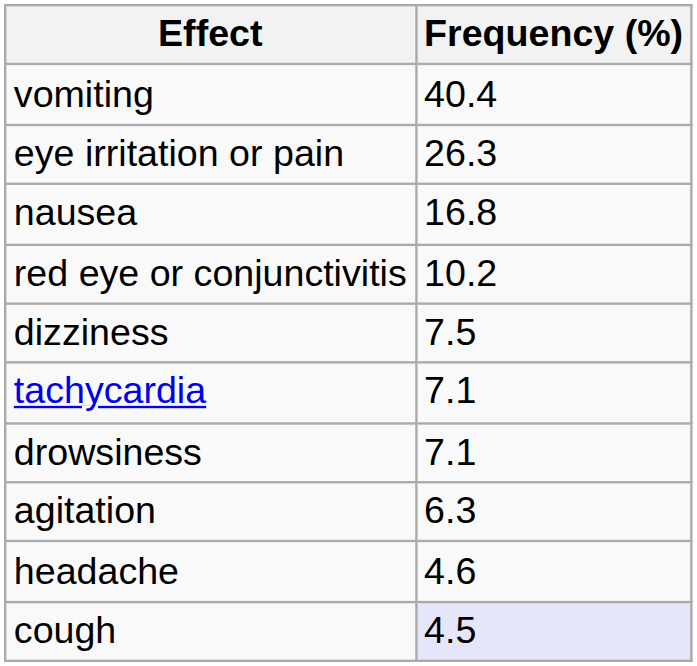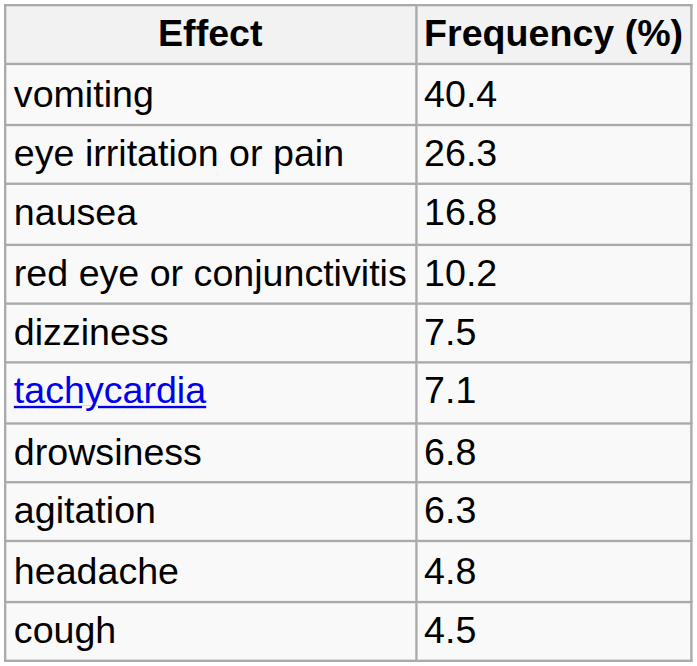(450, 451) 7.1 -> (450, 451) 6.8
(450, 570) 4.6 -> (450, 570) 4.8
(450, 630) lavender background -> (450, 630) no background
